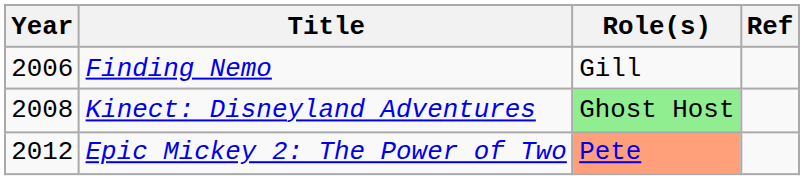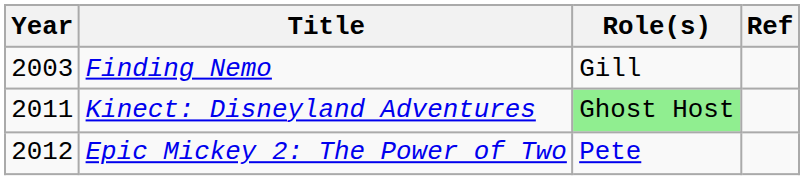(42, 68) 2006 -> (42, 68) 2003
(42, 110) 2008 -> (42, 110) 2011
(610, 153) lightsalmon background -> (610, 153) no background
